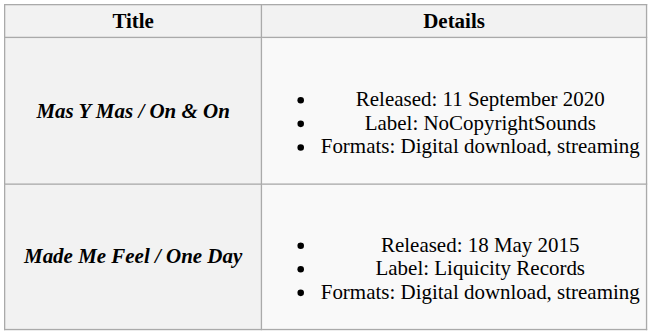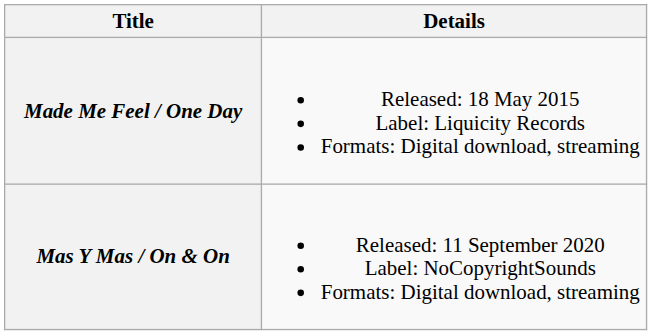rows swapped: (133, 256) <-> (133, 110)
